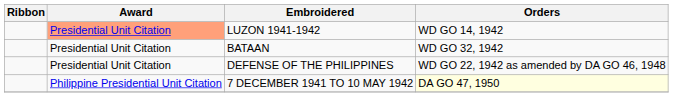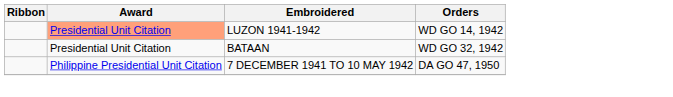- row: (310, 65)
(459, 83) lightyellow background -> (459, 65) no background
